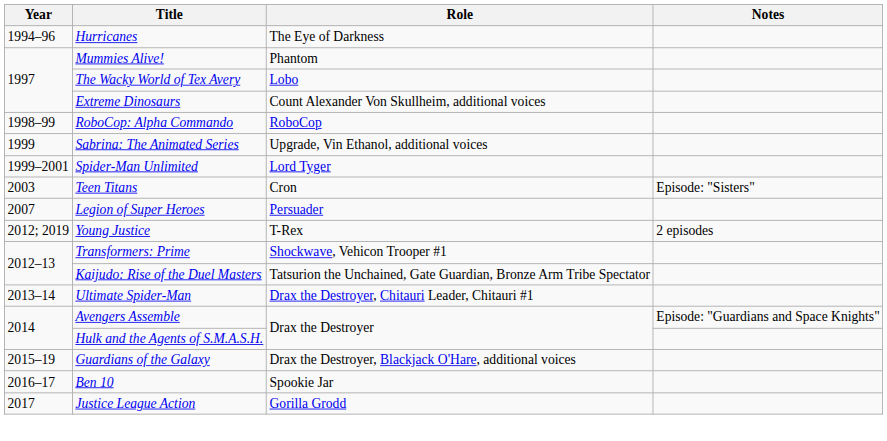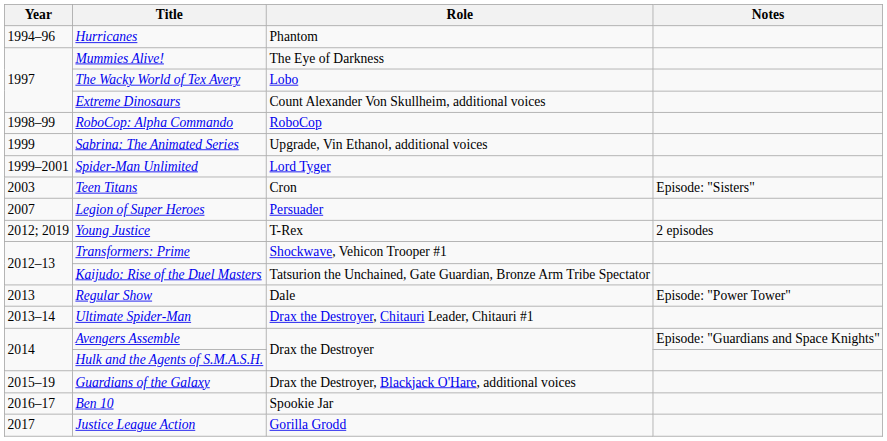(327, 36) The Eye of Darkness -> (294, 36) Phantom
(294, 58) Phantom -> (327, 58) The Eye of Darkness
+ row: (114, 295)
